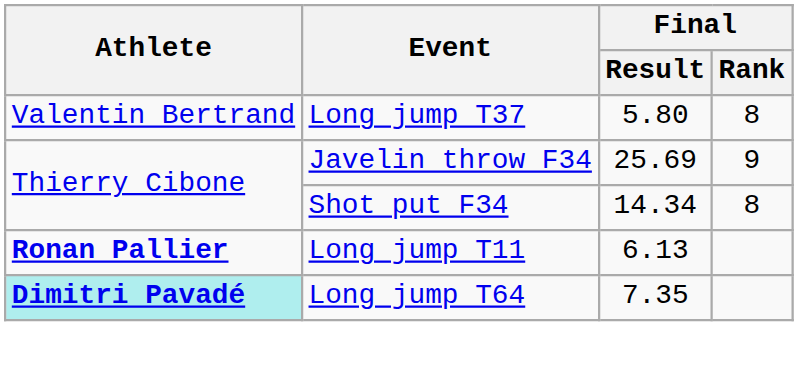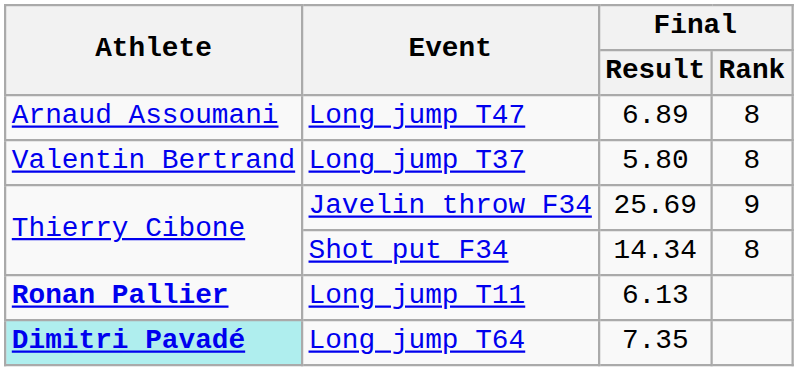+ row: (417, 118)
